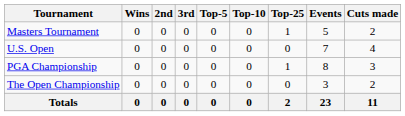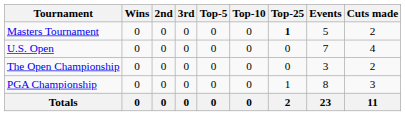(287, 31) normal -> (287, 31) bold
rows swapped: (63, 84) <-> (52, 66)
